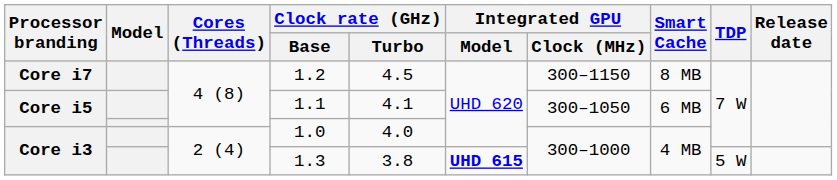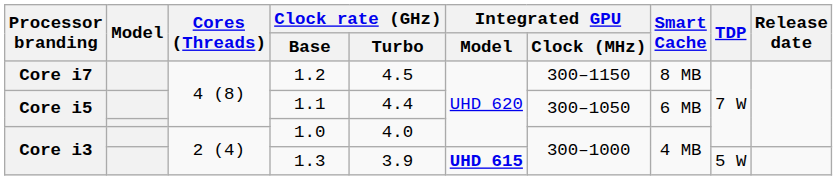(398, 104) 4.1 -> (398, 104) 4.4
(398, 161) 3.8 -> (398, 161) 3.9
